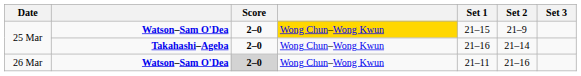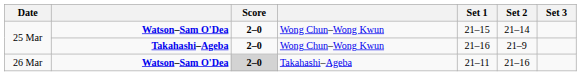(332, 29) gold background -> (332, 29) no background
(517, 29) 21–9 -> (517, 29) 21–14
(517, 46) 21–14 -> (517, 46) 21–9
(332, 63) Wong Chun–Wong Kwun -> (316, 63) Takahashi–Ageba
